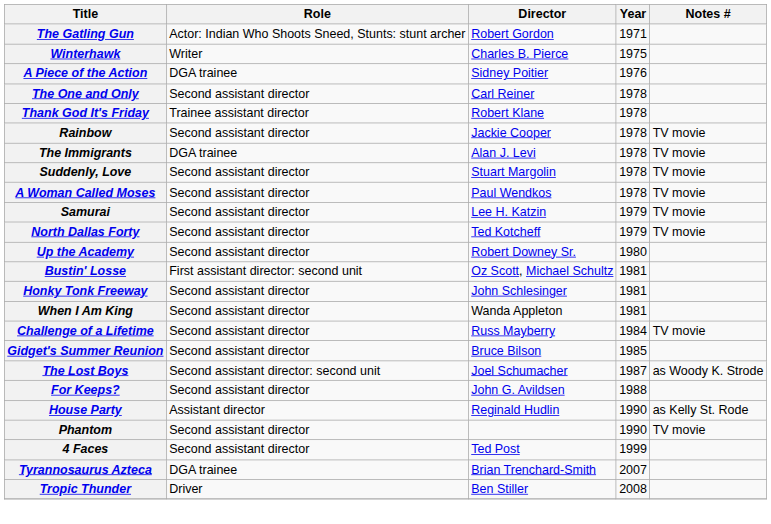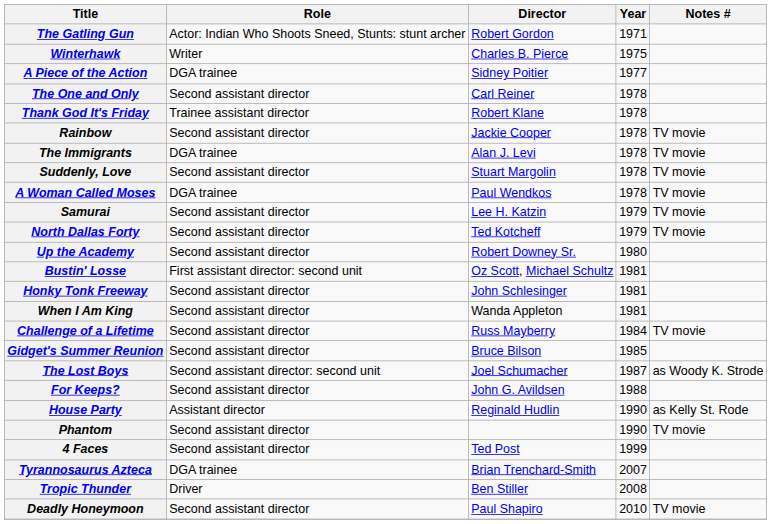(633, 73) 1976 -> (633, 73) 1977
(239, 192) Second assistant director -> (203, 192) DGA trainee
+ row: (85, 509)
